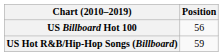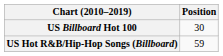(199, 28) 56 -> (199, 28) 30
